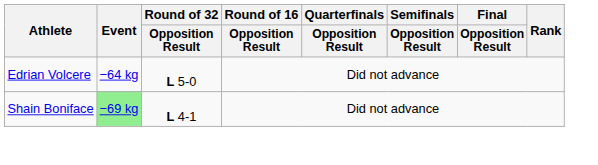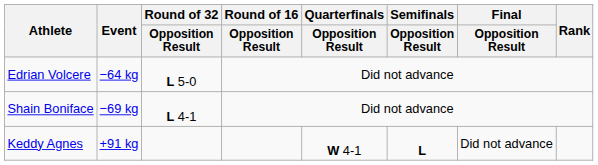(119, 109) lightgreen background -> (119, 109) no background
+ row: (45, 144)
